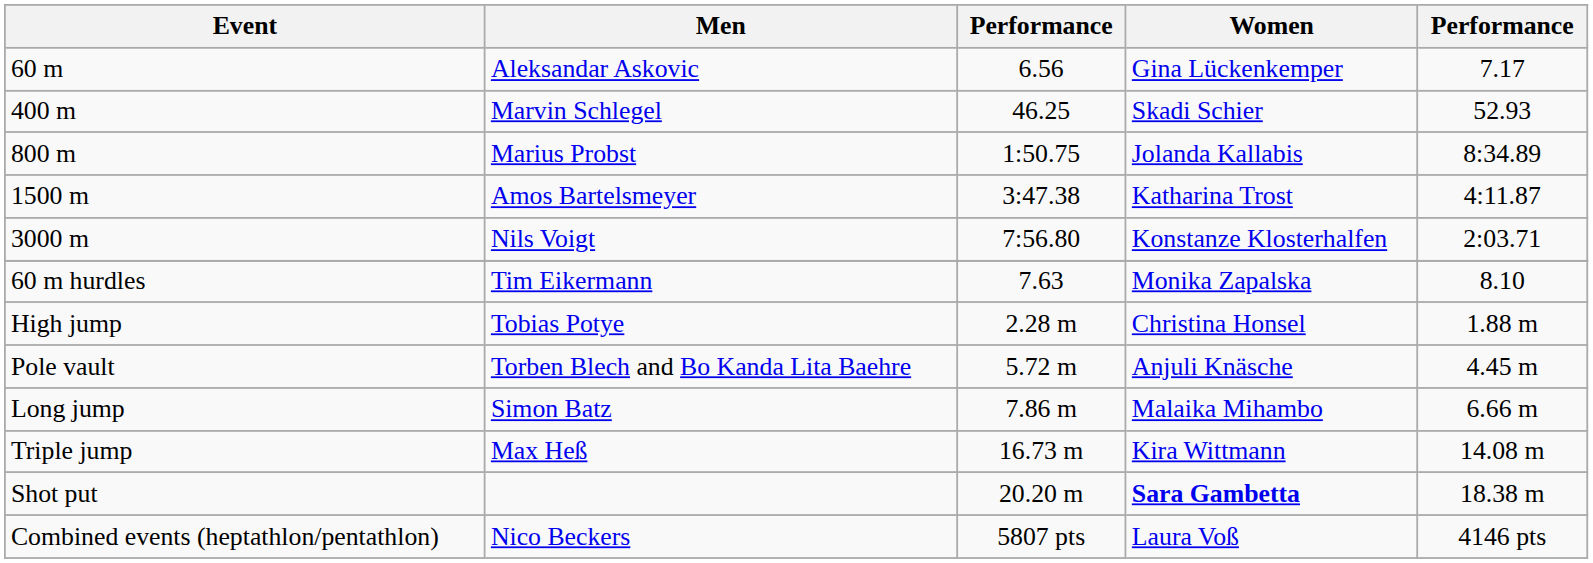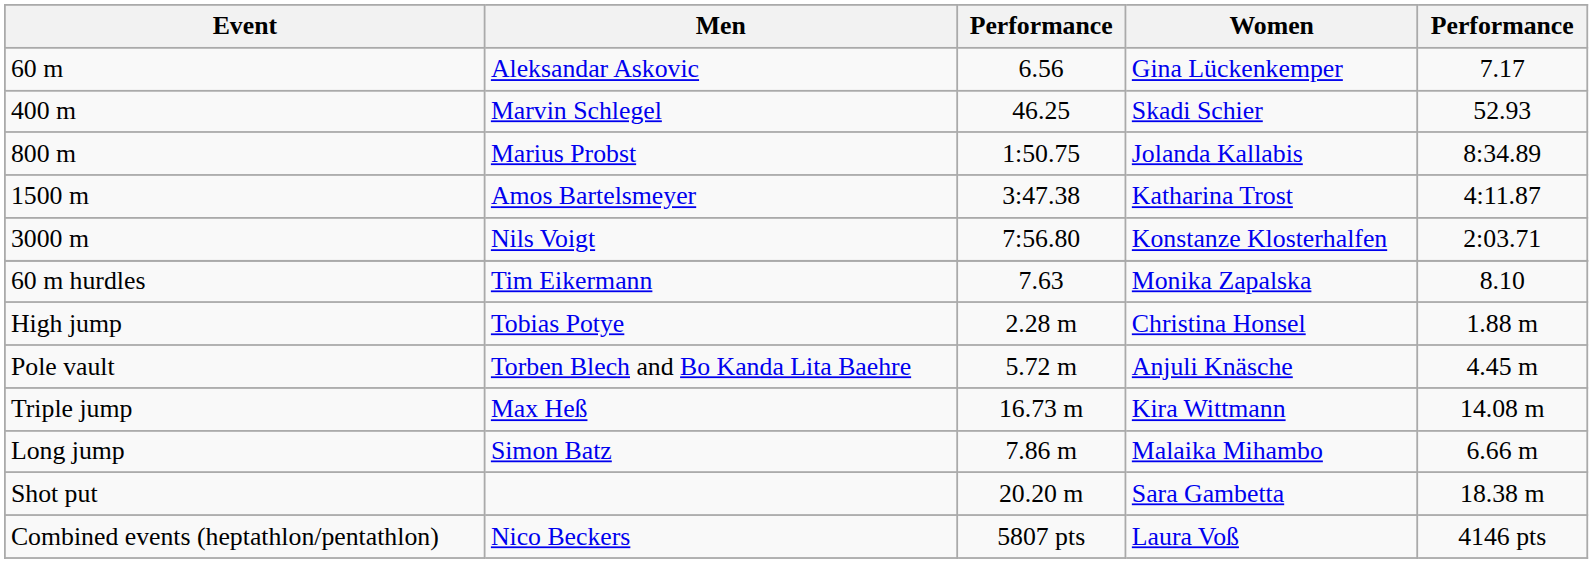rows swapped: (68, 408) <-> (72, 451)
(1216, 493) bold -> (1208, 493) normal
